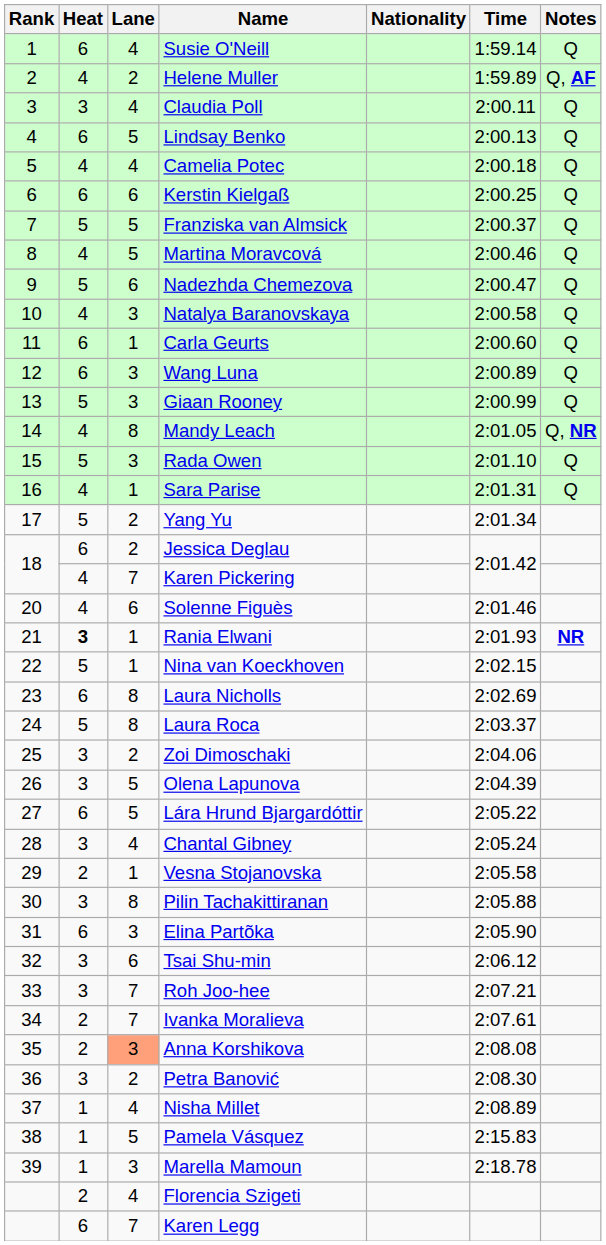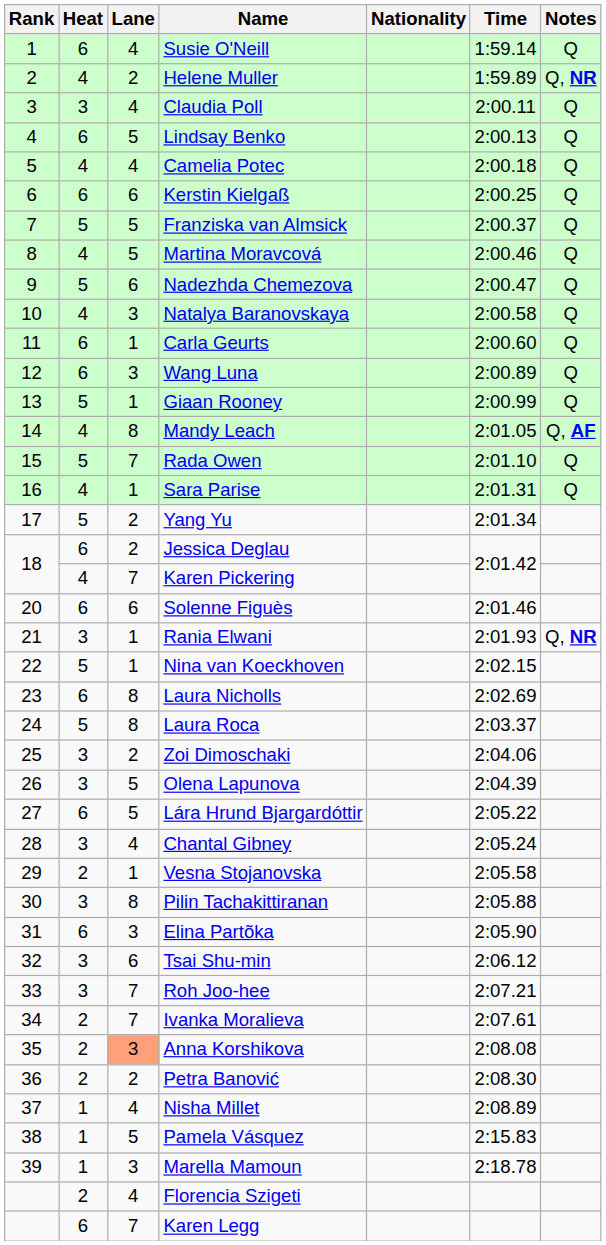(571, 78) Q, AF -> (571, 78) Q, NR
(133, 401) 3 -> (133, 401) 1
(571, 431) Q, NR -> (571, 431) Q, AF
(133, 460) 3 -> (133, 460) 7
(83, 607) 4 -> (83, 607) 6
(83, 637) bold -> (83, 637) normal
(571, 637) NR -> (571, 637) Q, NR
(83, 1078) 3 -> (83, 1078) 2
